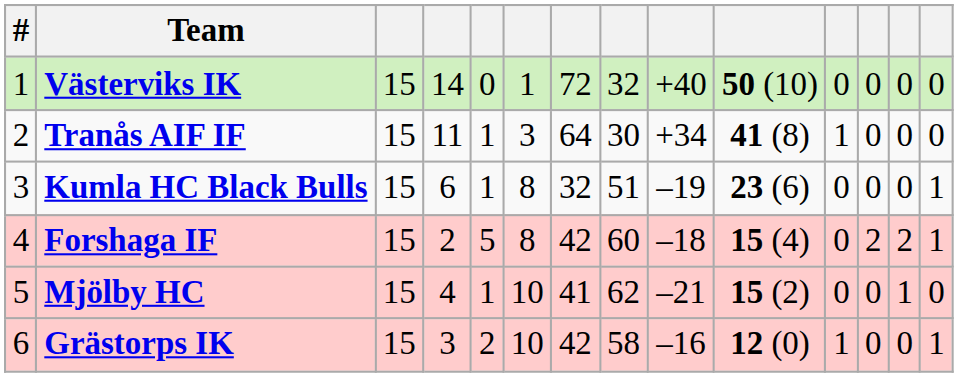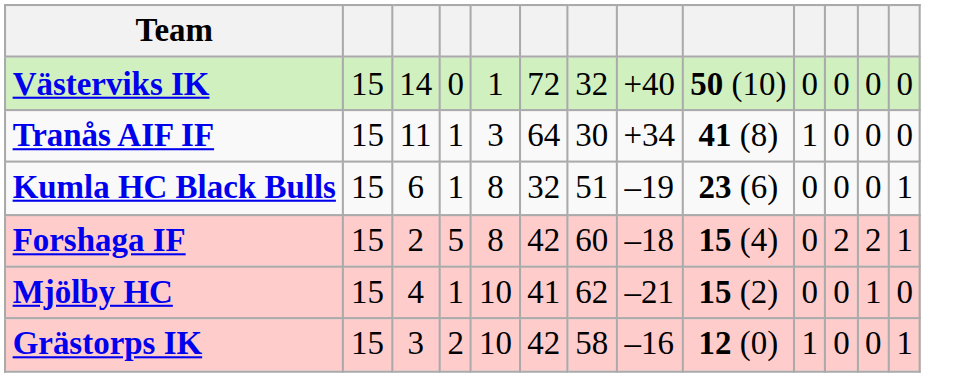- column: (21, 30)
